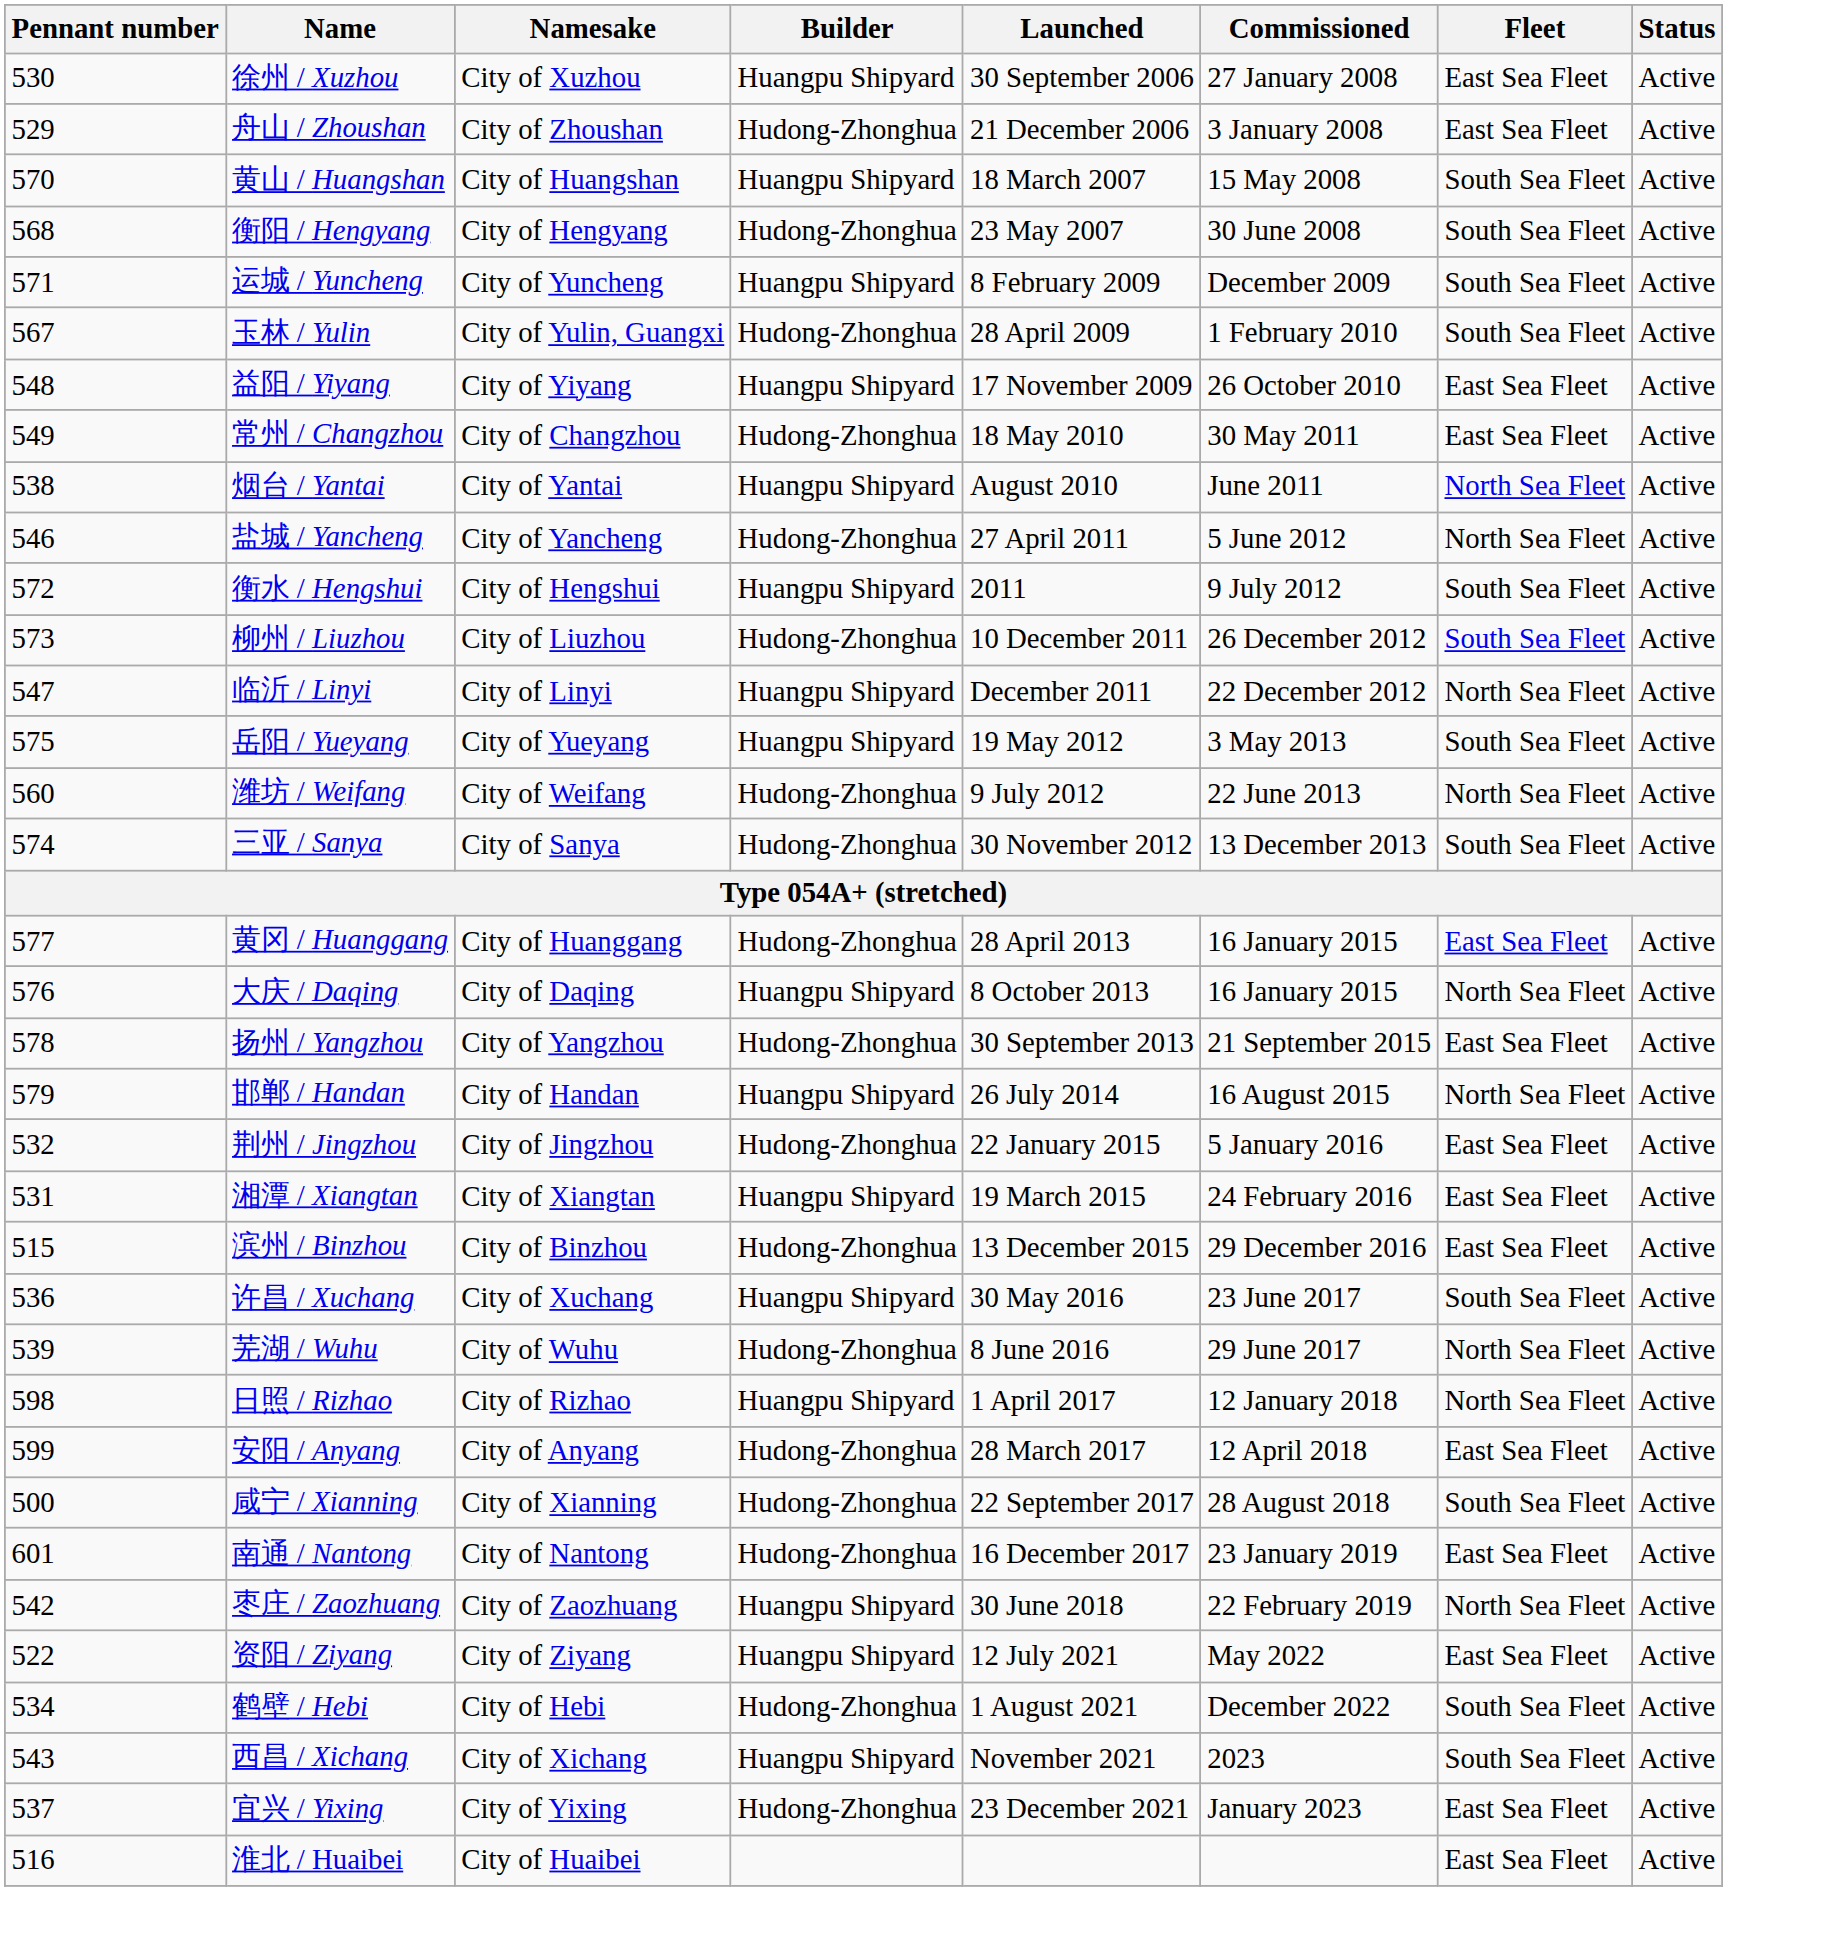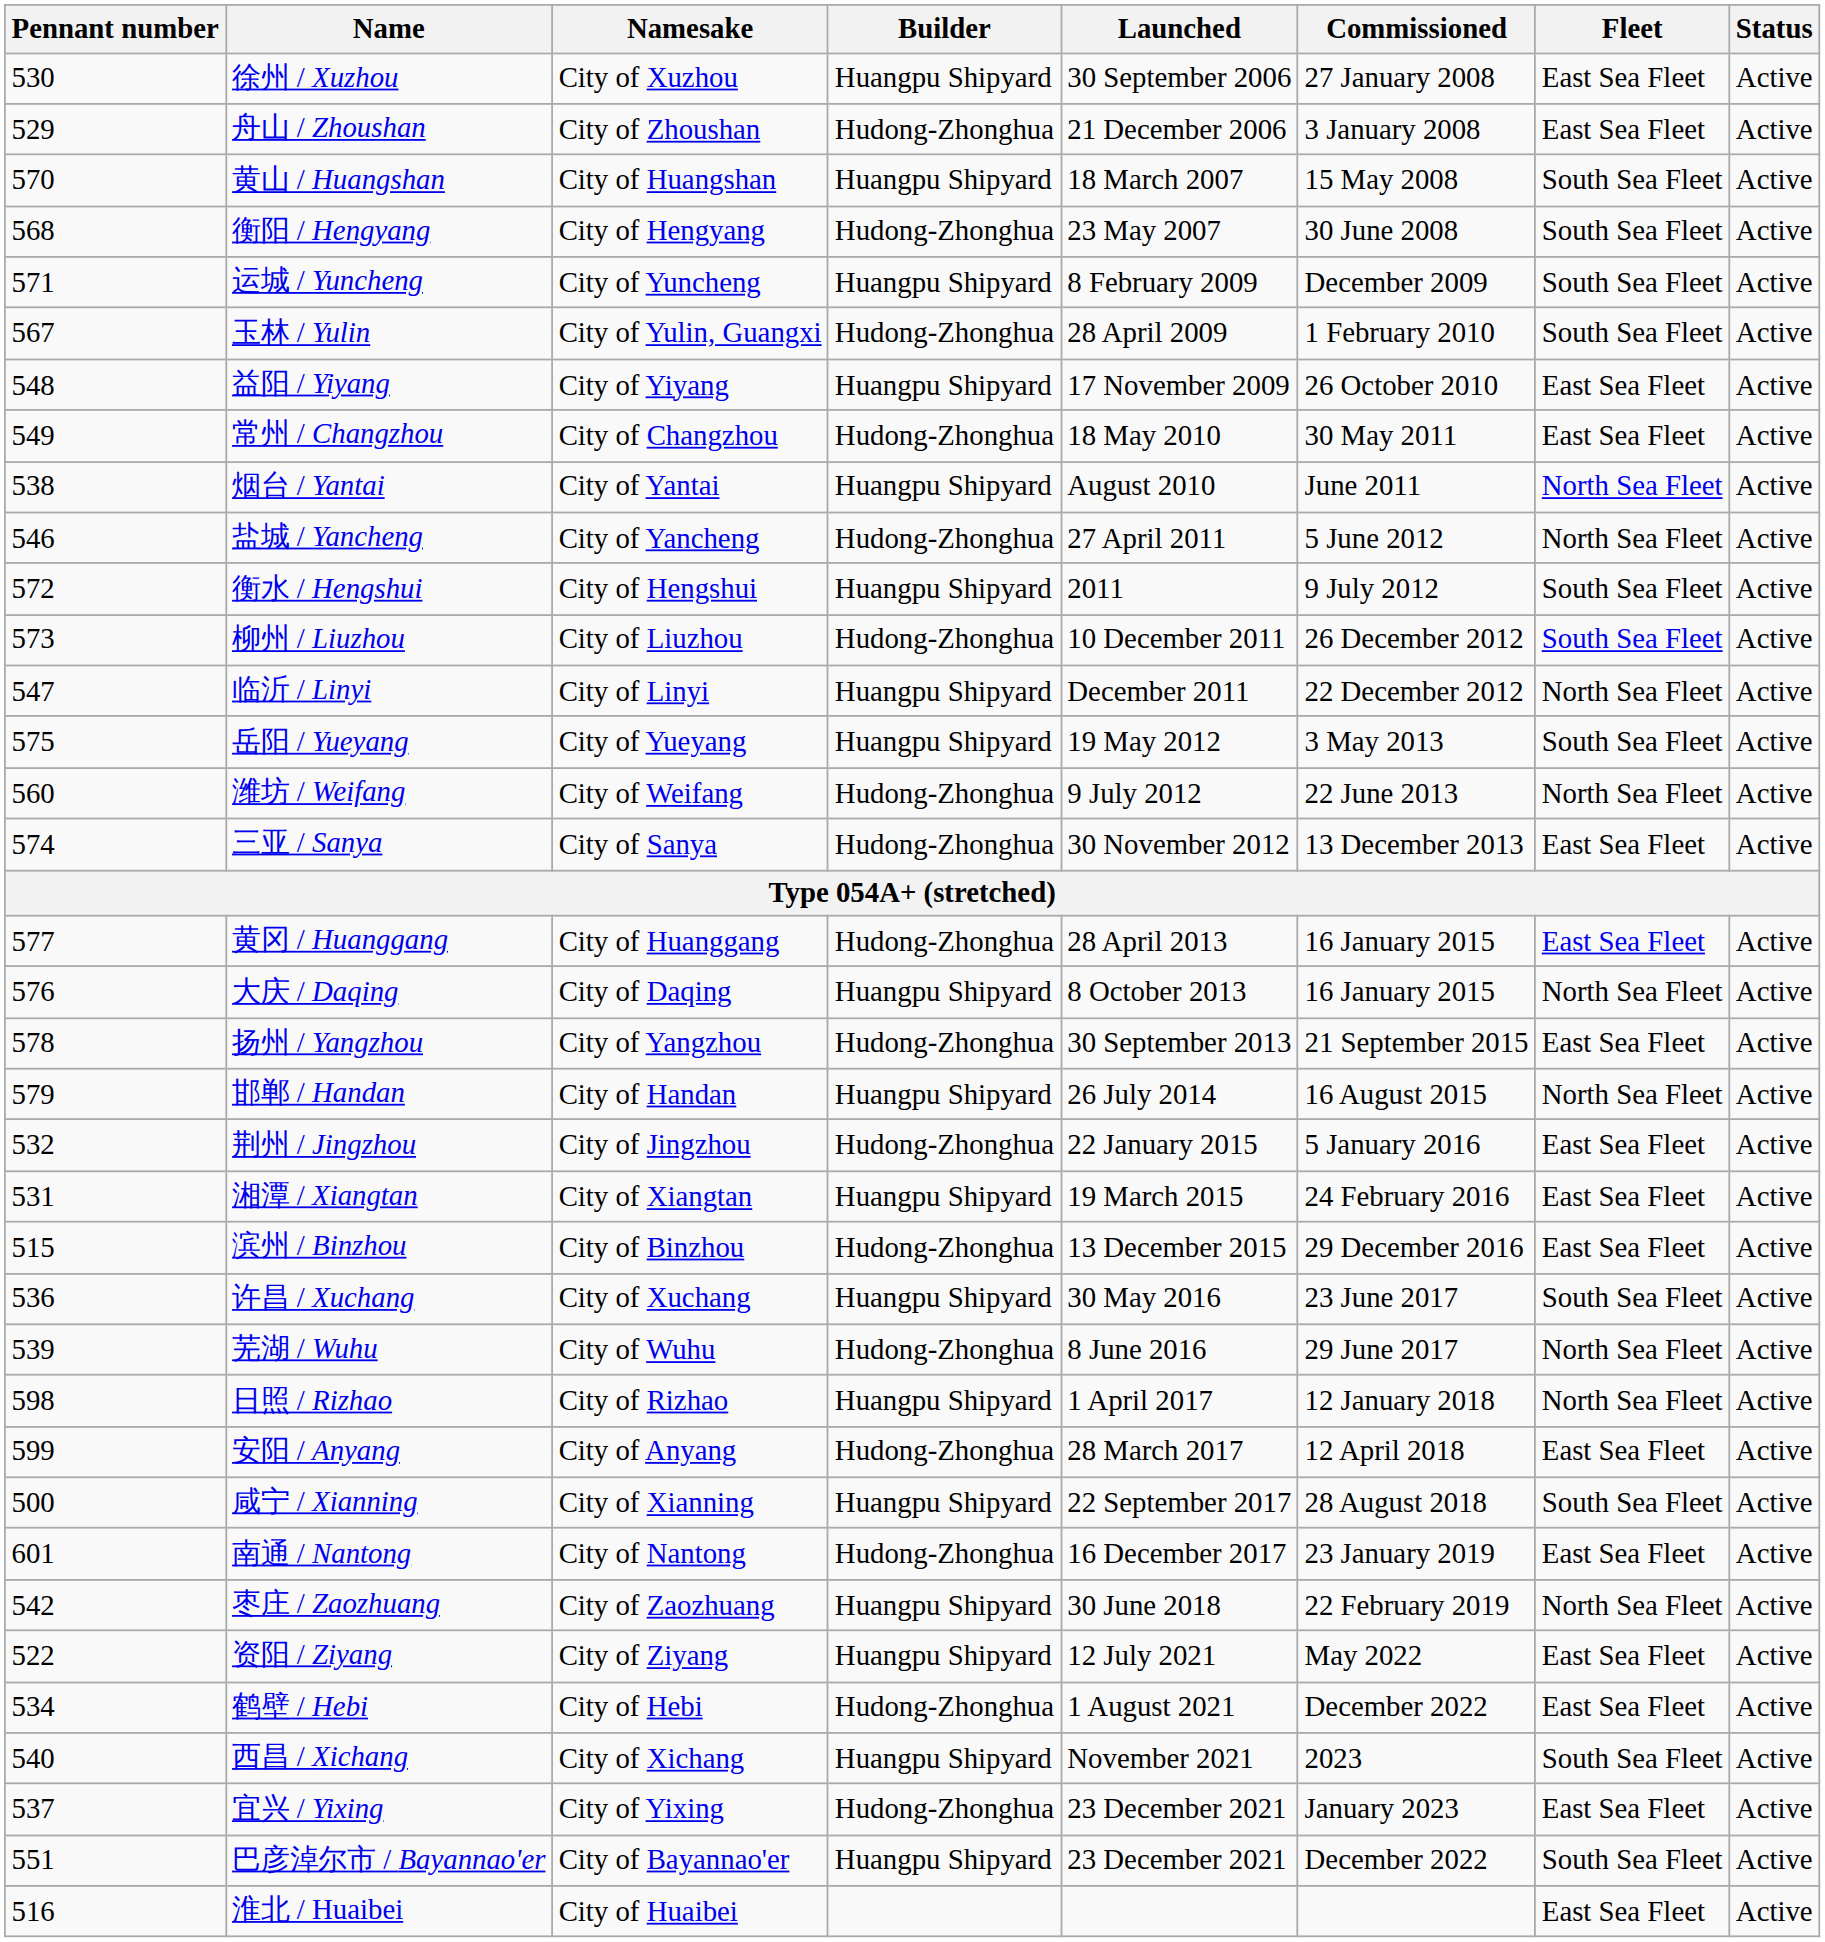(1535, 844) South Sea Fleet -> (1623, 844) East Sea Fleet
(847, 1502) Hudong-Zhonghua -> (943, 1502) Huangpu Shipyard
(1535, 1706) South Sea Fleet -> (1623, 1706) East Sea Fleet
(33, 1757) 543 -> (33, 1757) 540
+ row: (389, 1859)
